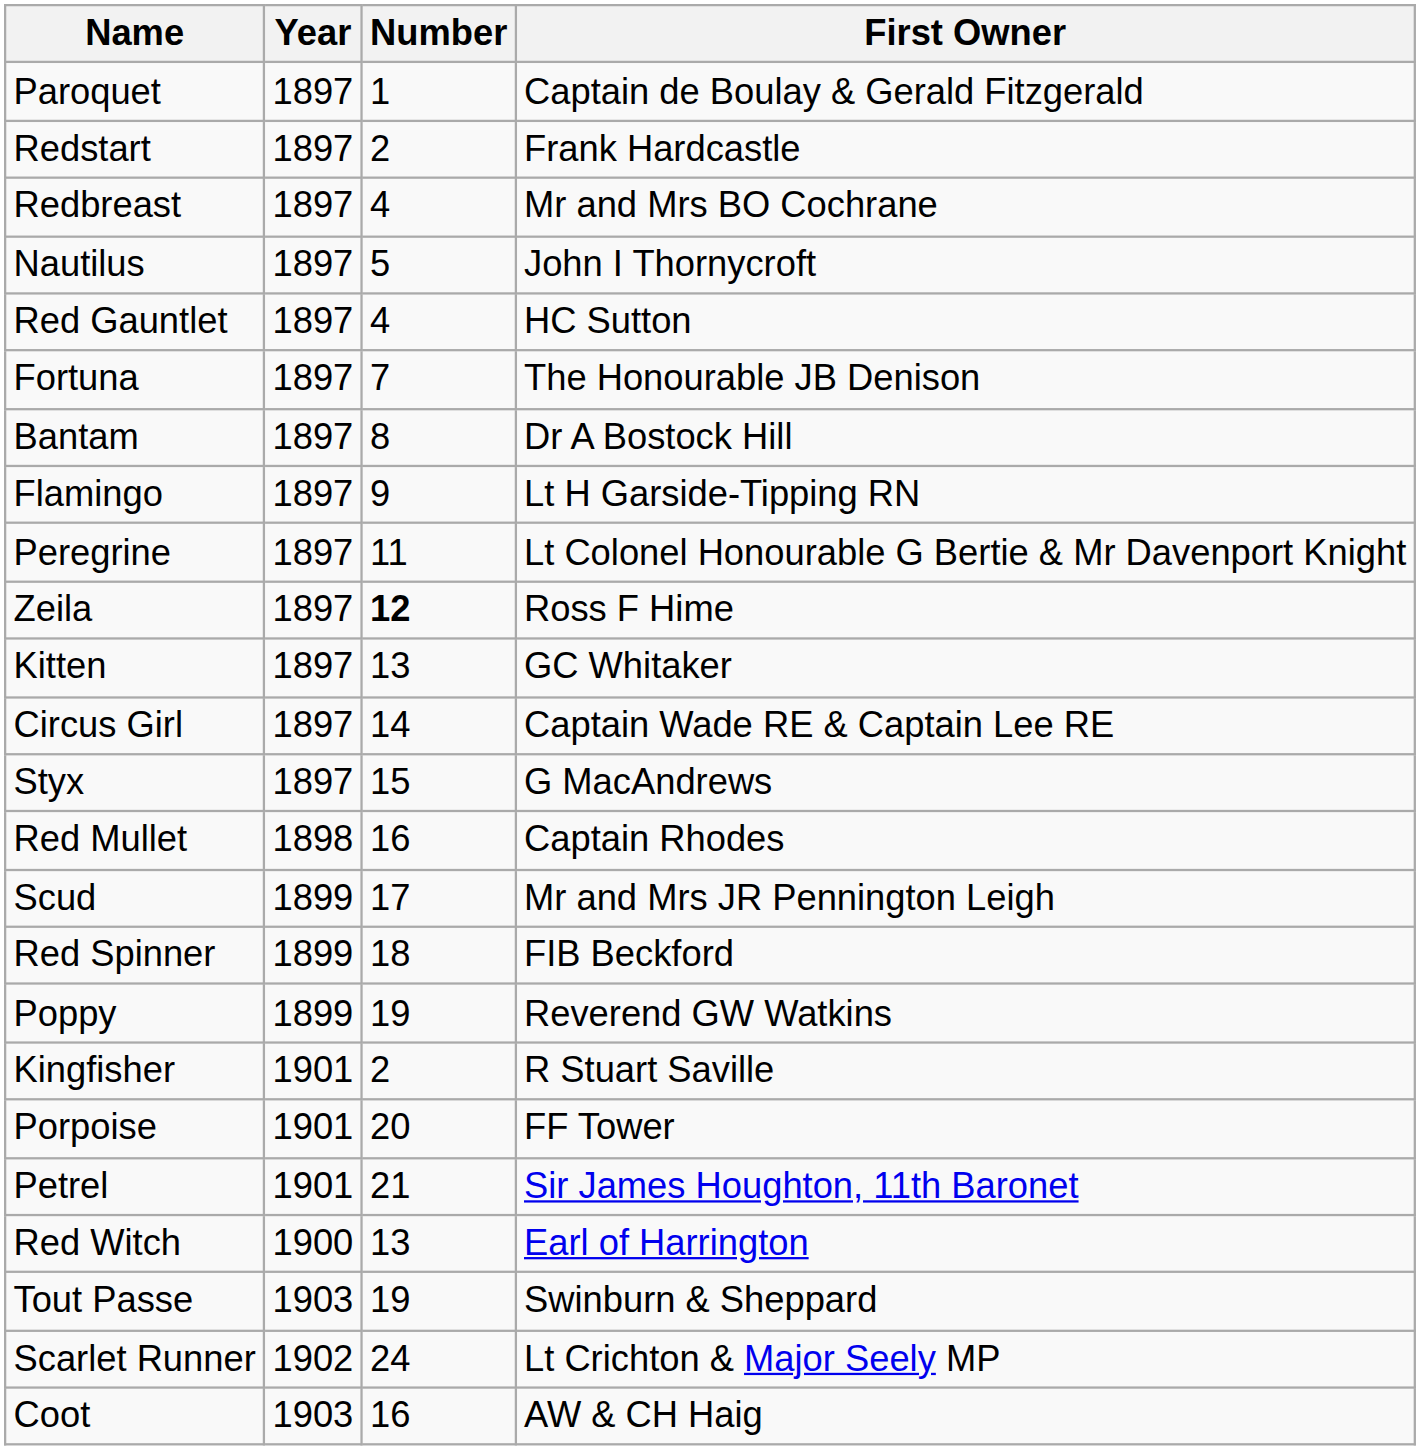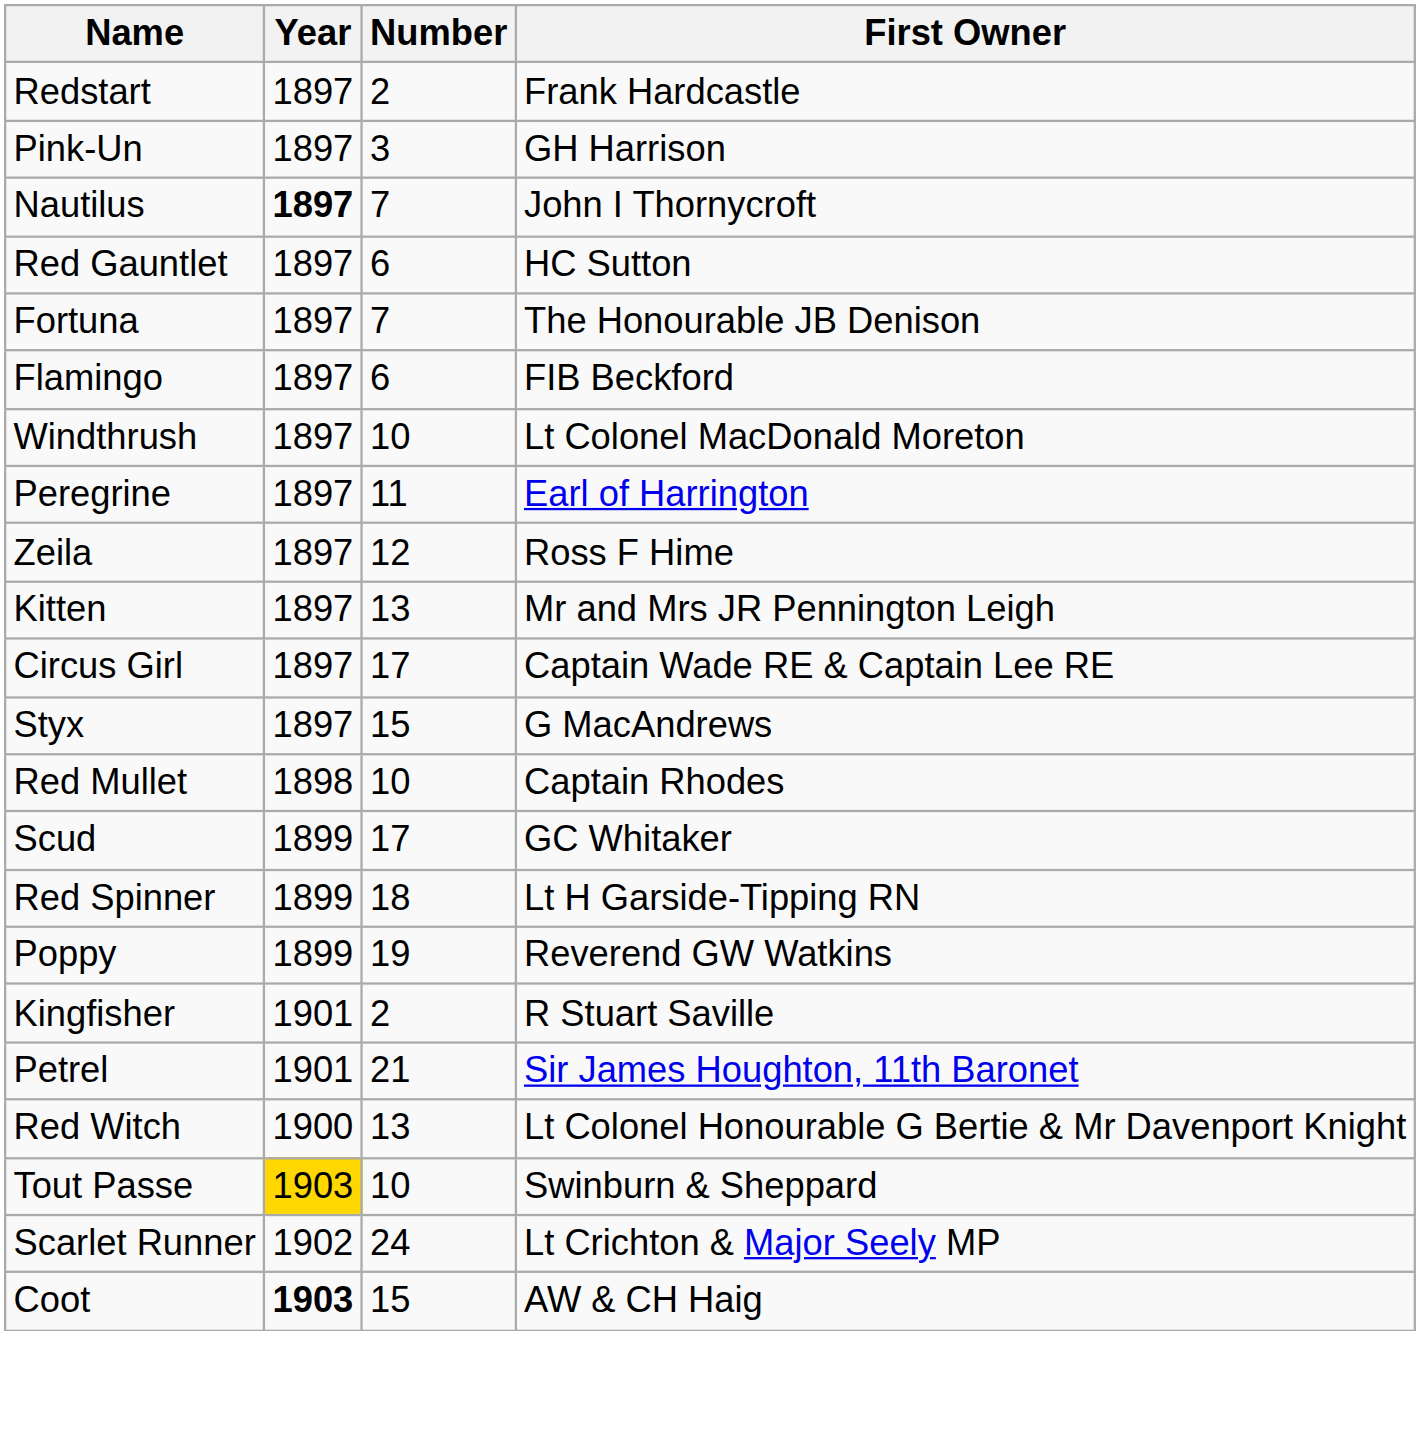- row: (87, 90)
+ row: (78, 148)
- row: (97, 206)
(313, 263) normal -> (313, 206) bold
(380, 263) 5 -> (380, 206) 7
(380, 321) 4 -> (380, 263) 6
- row: (76, 436)
(380, 494) 9 -> (380, 378) 6
(722, 494) Lt H Garside-Tipping RN -> (629, 378) FIB Beckford
+ row: (105, 436)
(965, 551) Lt Colonel Honourable G Bertie & Mr Davenport Knight -> (666, 494) Earl of Harrington
(390, 609) bold -> (390, 551) normal
(628, 666) GC Whitaker -> (789, 609) Mr and Mrs JR Pennington Leigh
(390, 724) 14 -> (390, 666) 17
(390, 839) 16 -> (390, 782) 10
(789, 897) Mr and Mrs JR Pennington Leigh -> (628, 839) GC Whitaker
(629, 954) FIB Beckford -> (722, 897) Lt H Garside-Tipping RN
- row: (85, 1127)
(666, 1242) Earl of Harrington -> (965, 1127) Lt Colonel Honourable G Bertie & Mr Davenport Knight
(313, 1300) no background -> (313, 1185) gold background
(390, 1300) 19 -> (390, 1185) 10
(313, 1415) normal -> (313, 1300) bold
(390, 1415) 16 -> (390, 1300) 15
